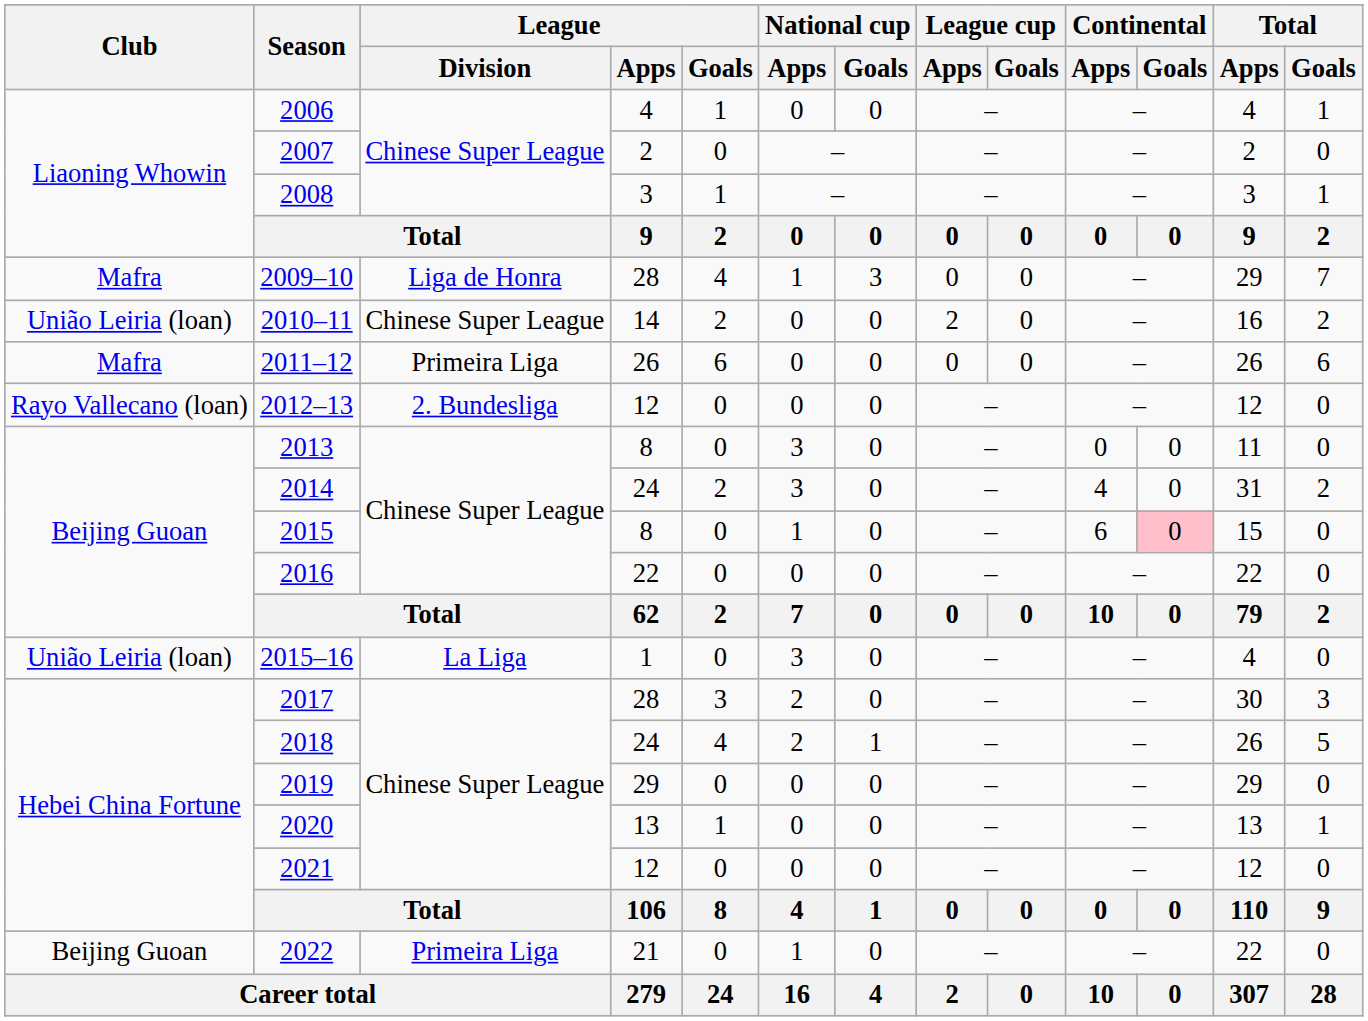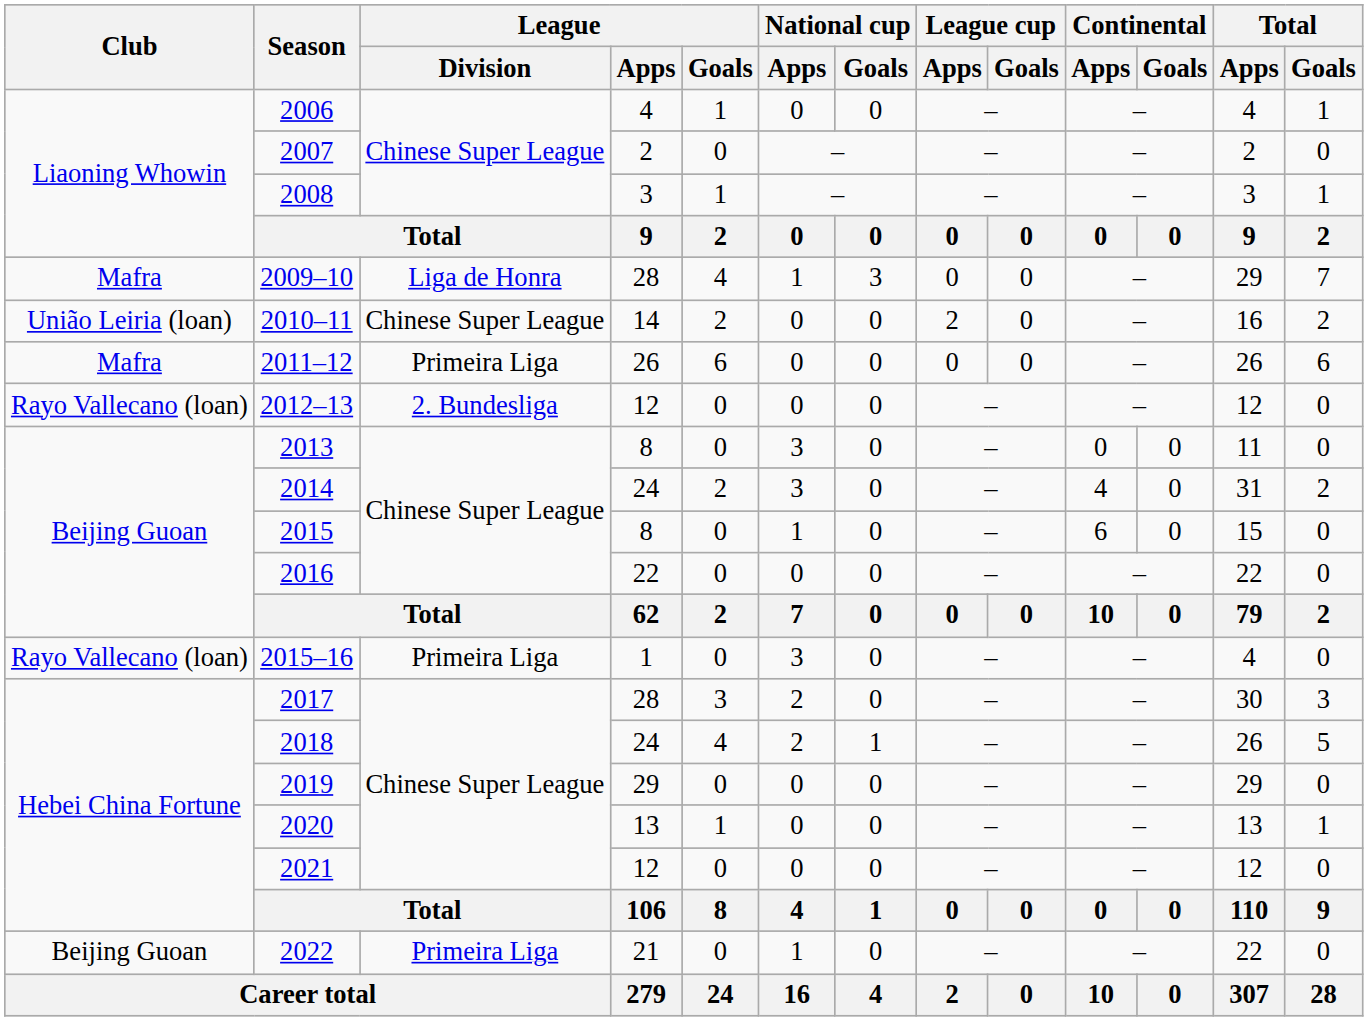(1175, 531) pink background -> (1175, 531) no background
(129, 657) União Leiria (loan) -> (129, 657) Rayo Vallecano (loan)
(485, 657) La Liga -> (485, 657) Primeira Liga
